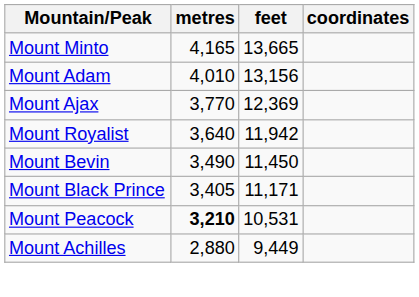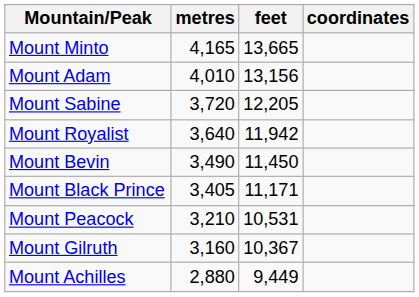- row: (54, 104)
+ row: (65, 104)
(212, 219) bold -> (212, 219) normal
+ row: (63, 248)
